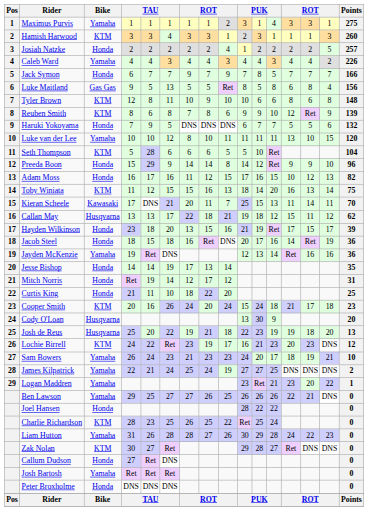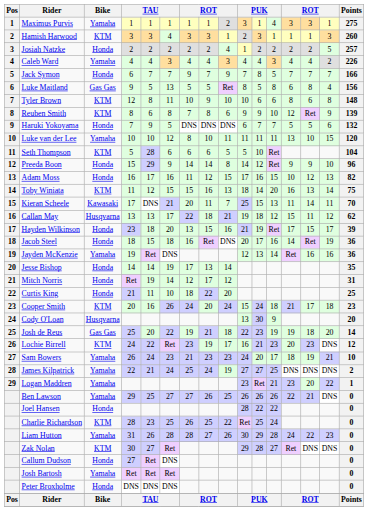(103, 332) Husqvarna -> (103, 332) Gas Gas
(351, 332) 13 -> (351, 332) 14
